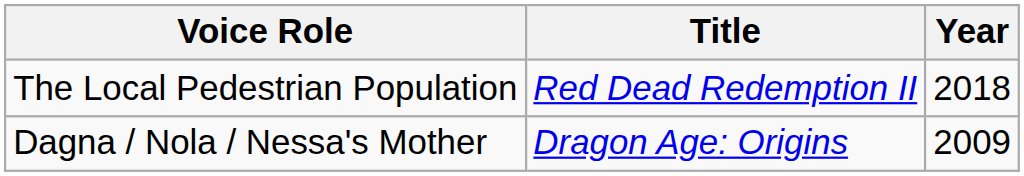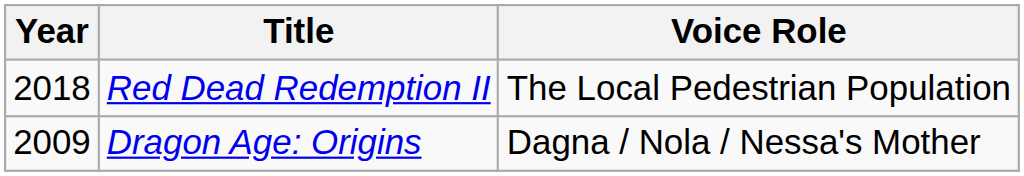columns swapped: (972, 32) <-> (265, 32)
